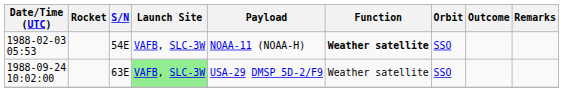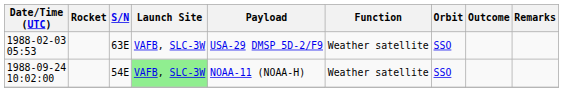(120, 46) 54E -> (120, 46) 63E
(258, 46) NOAA-11 (NOAA-H) -> (266, 46) USA-29 DMSP 5D-2/F9
(378, 46) bold -> (378, 46) normal
(120, 73) 63E -> (120, 73) 54E
(266, 73) USA-29 DMSP 5D-2/F9 -> (258, 73) NOAA-11 (NOAA-H)
